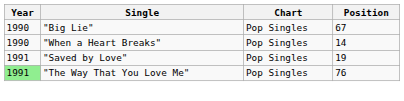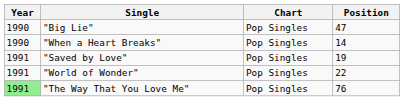(341, 27) 67 -> (341, 27) 47
+ row: (91, 73)
